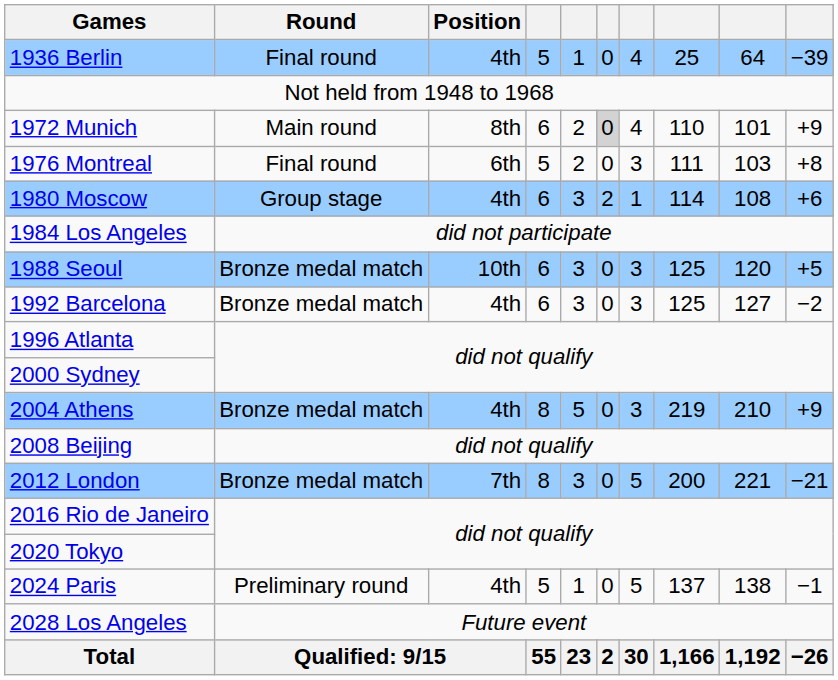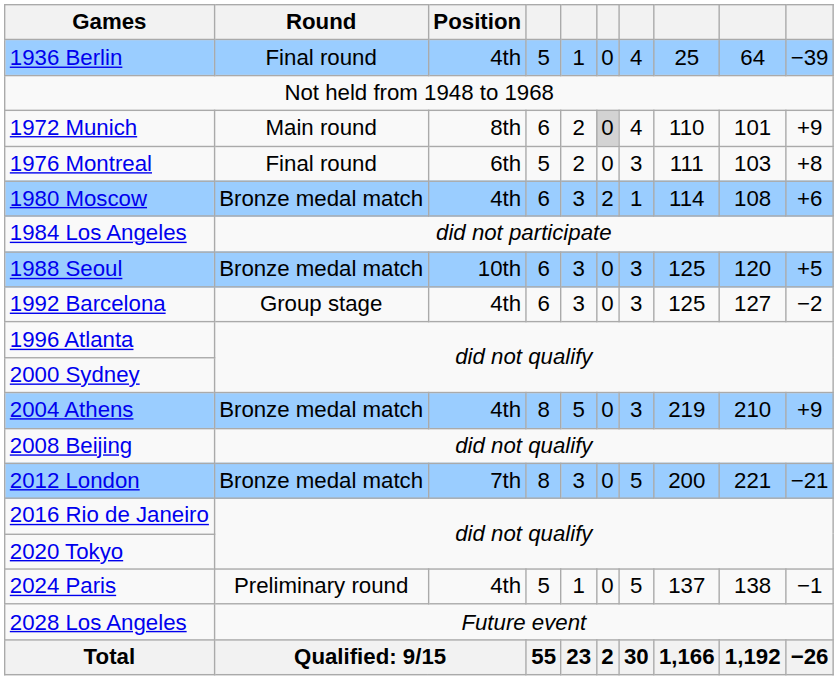(321, 198) Group stage -> (321, 198) Bronze medal match
(321, 304) Bronze medal match -> (321, 304) Group stage
